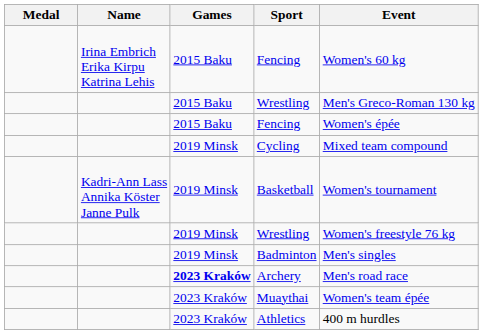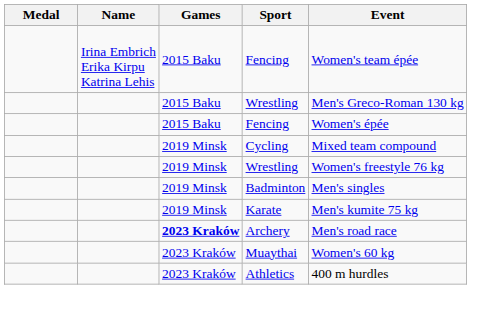(364, 59) Women's 60 kg -> (365, 59) Women's team épée
- row: (124, 197)
+ row: (118, 210)
(376, 297) Women's team épée -> (353, 252) Women's 60 kg
